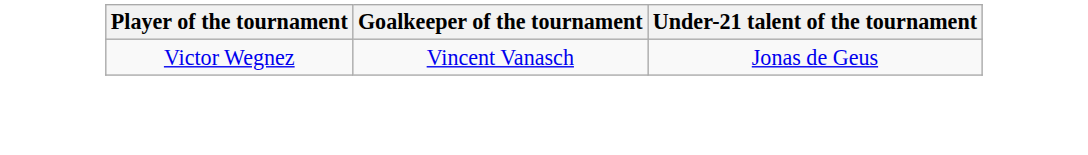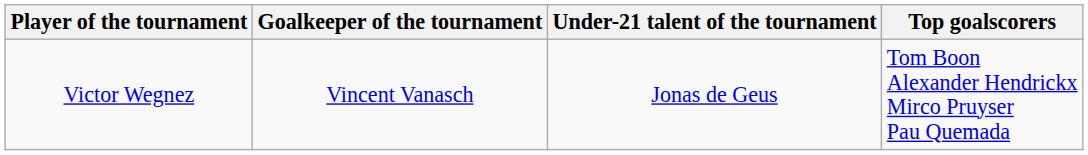+ column: (982, 22)
